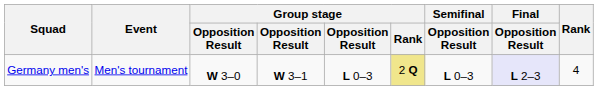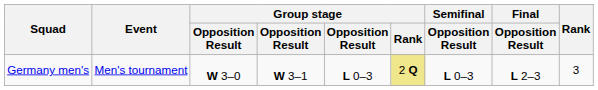(526, 77) lavender background -> (526, 77) no background
(576, 70) 4 -> (576, 70) 3
